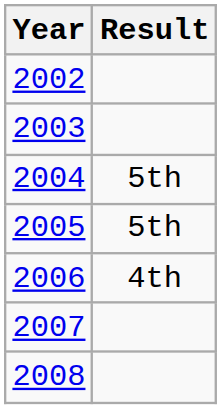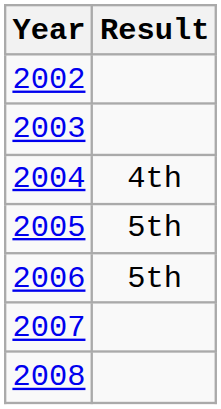(155, 179) 5th -> (155, 179) 4th
(155, 278) 4th -> (155, 278) 5th
